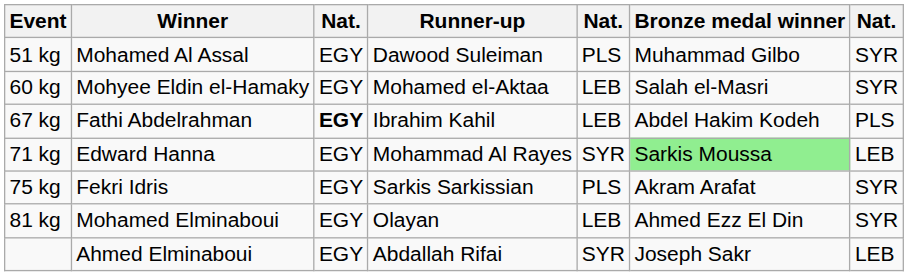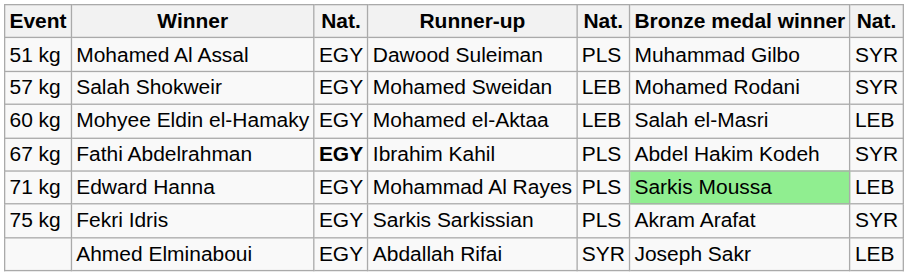+ row: (35, 87)
(876, 87) SYR -> (875, 120) LEB
(602, 120) LEB -> (602, 154) PLS
(875, 120) PLS -> (876, 154) SYR
(603, 154) SYR -> (602, 187) PLS
- row: (35, 220)
